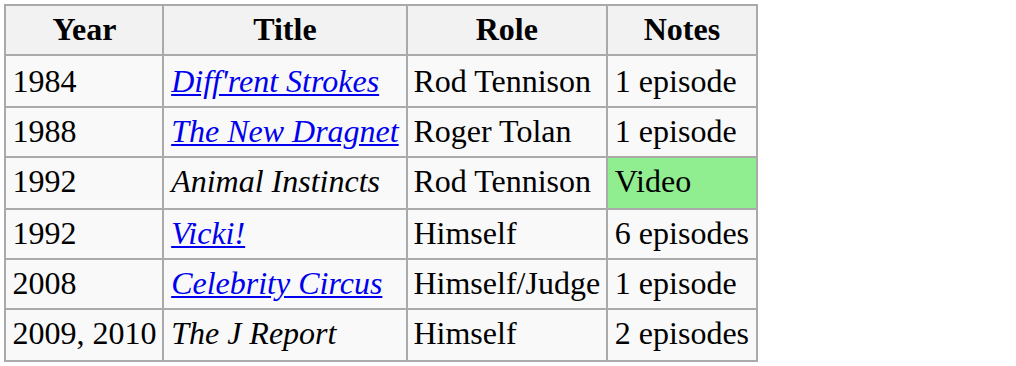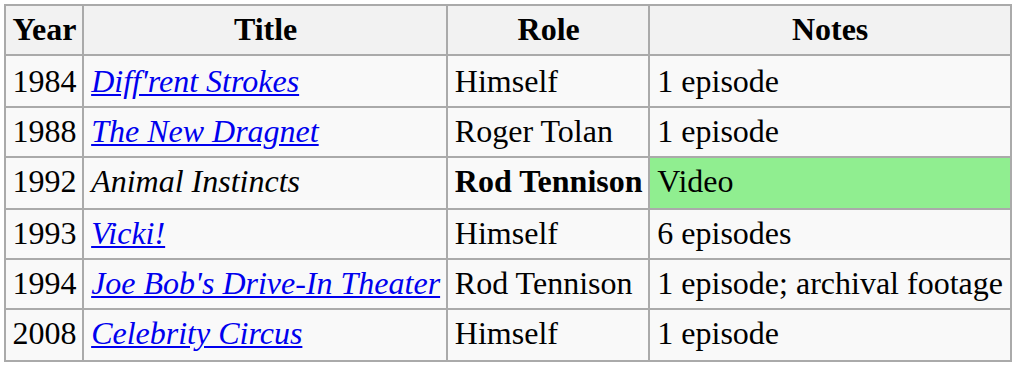(502, 80) Rod Tennison -> (506, 80) Himself
(502, 182) normal -> (549, 182) bold
(44, 232) 1992 -> (44, 232) 1993
+ row: (266, 283)
(507, 283) Himself/Judge -> (506, 334) Himself
- row: (254, 334)
